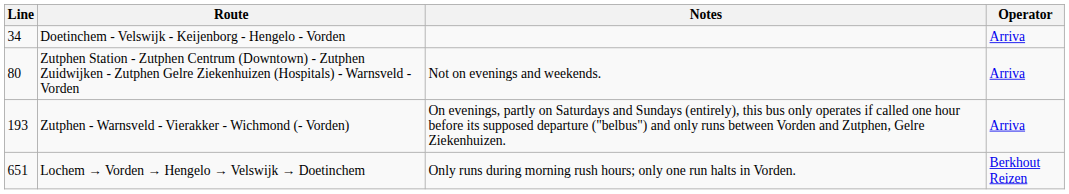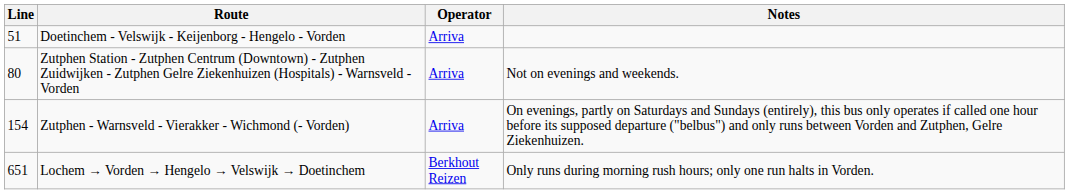columns swapped: (1025, 15) <-> (706, 15)
(14, 36) 34 -> (14, 36) 51
(18, 125) 193 -> (18, 125) 154
